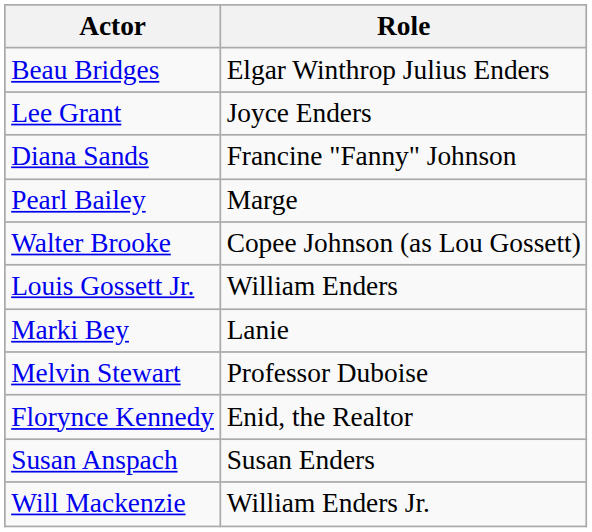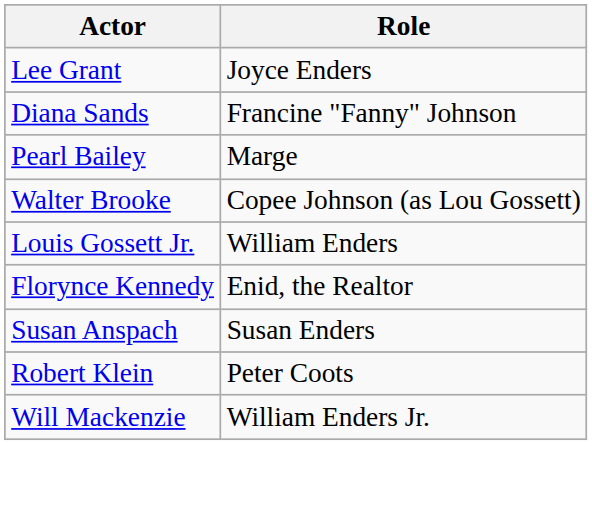- row: (85, 69)
- row: (70, 329)
- row: (96, 373)
+ row: (82, 373)
